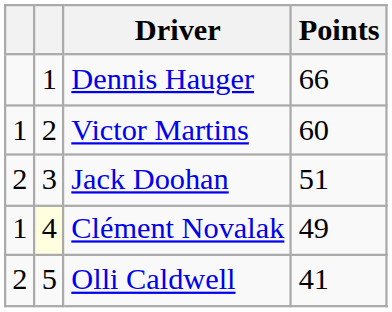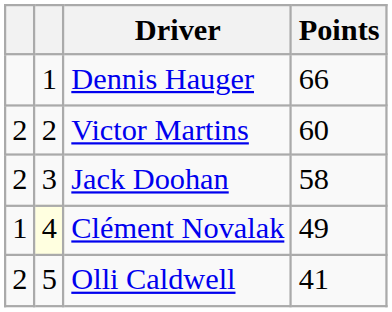(20, 129) 1 -> (20, 129) 2
(314, 179) 51 -> (314, 179) 58
